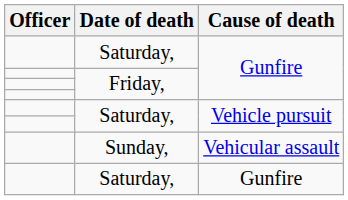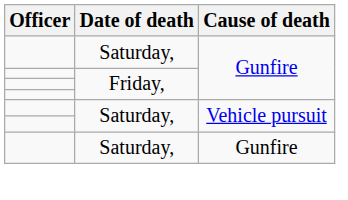- row: (137, 147)
